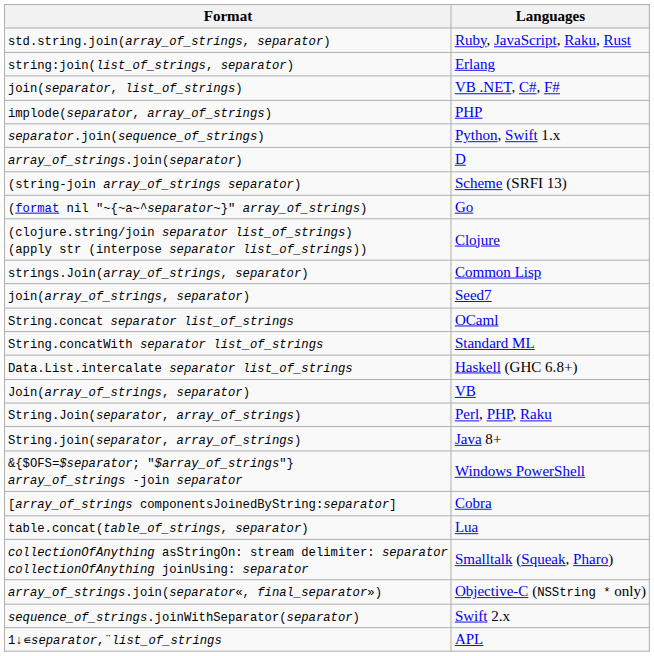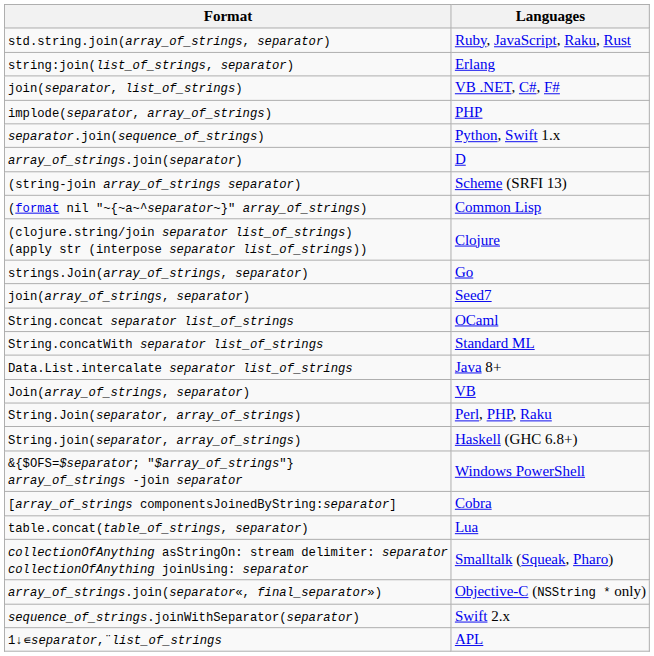(464, 207) Go -> (498, 207) Common Lisp
(498, 271) Common Lisp -> (464, 271) Go
(516, 367) Haskell (GHC 6.8+) -> (478, 367) Java 8+
(478, 438) Java 8+ -> (516, 438) Haskell (GHC 6.8+)
